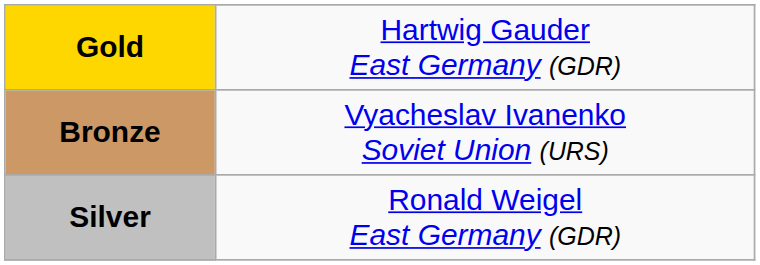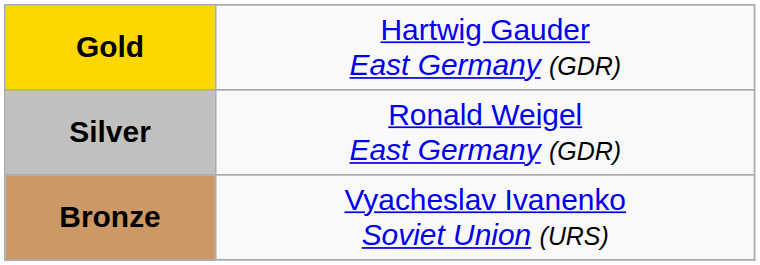rows swapped: (110, 216) <-> (110, 131)
